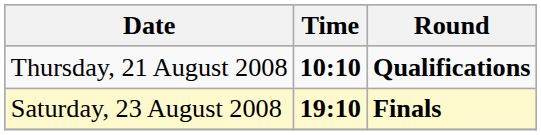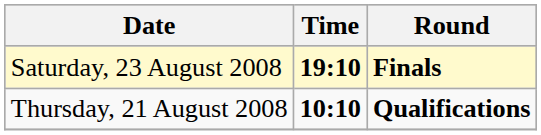rows swapped: (149, 66) <-> (146, 108)
